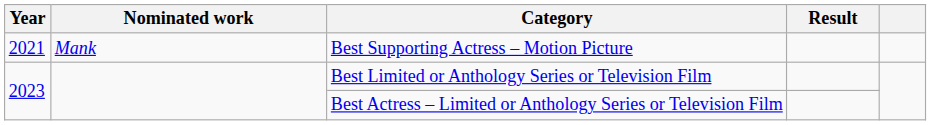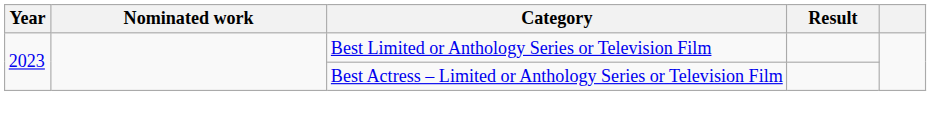- row: (482, 47)
